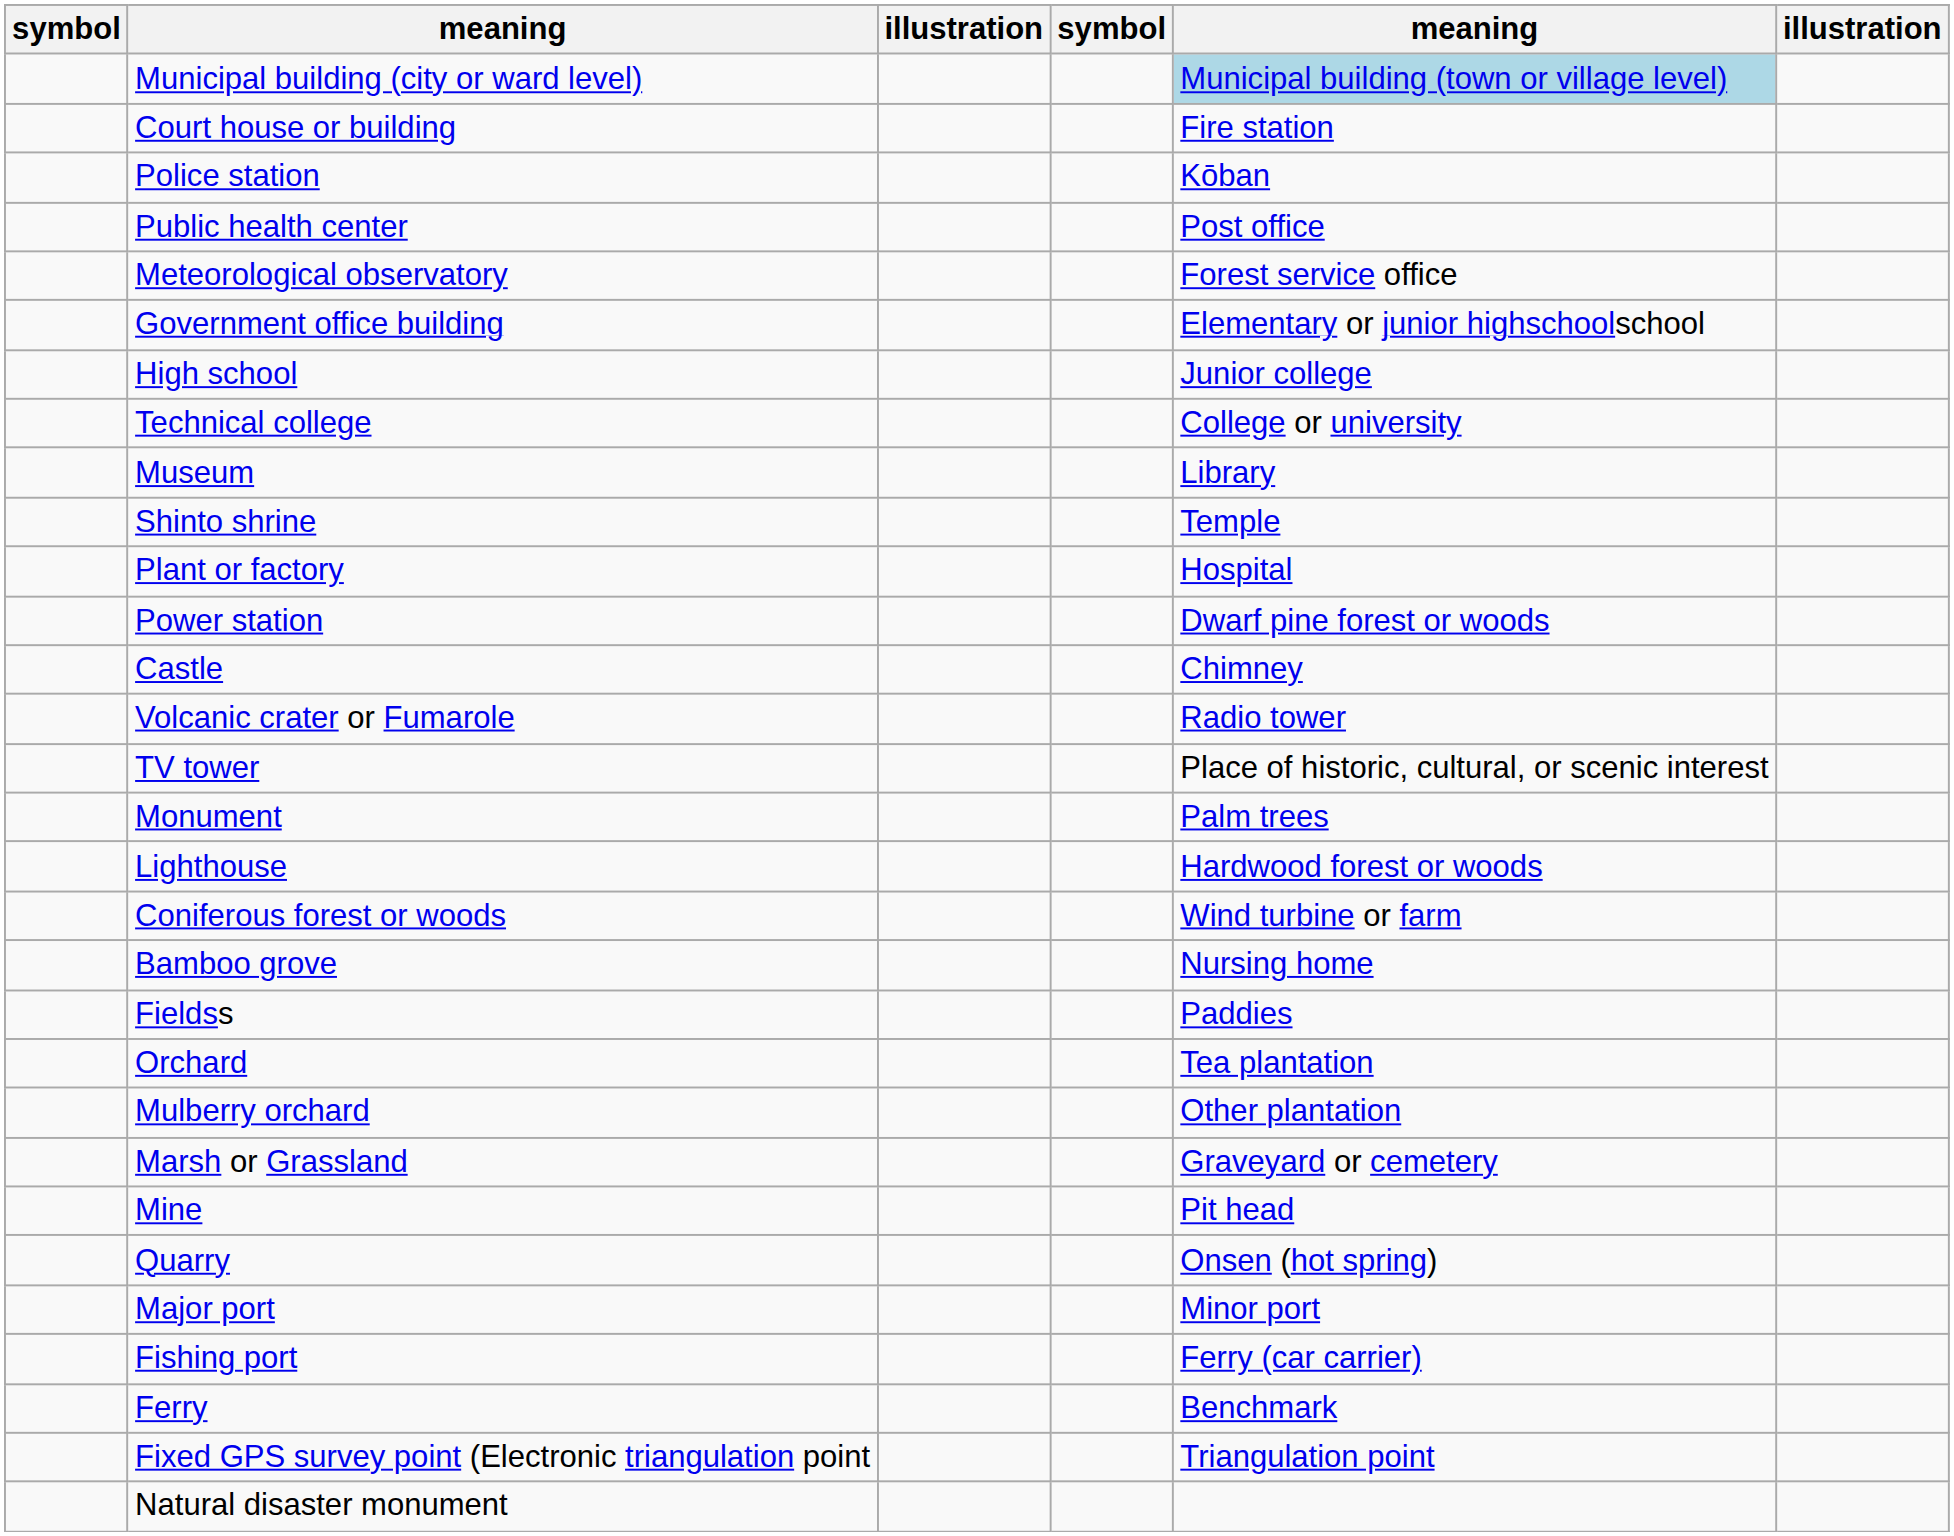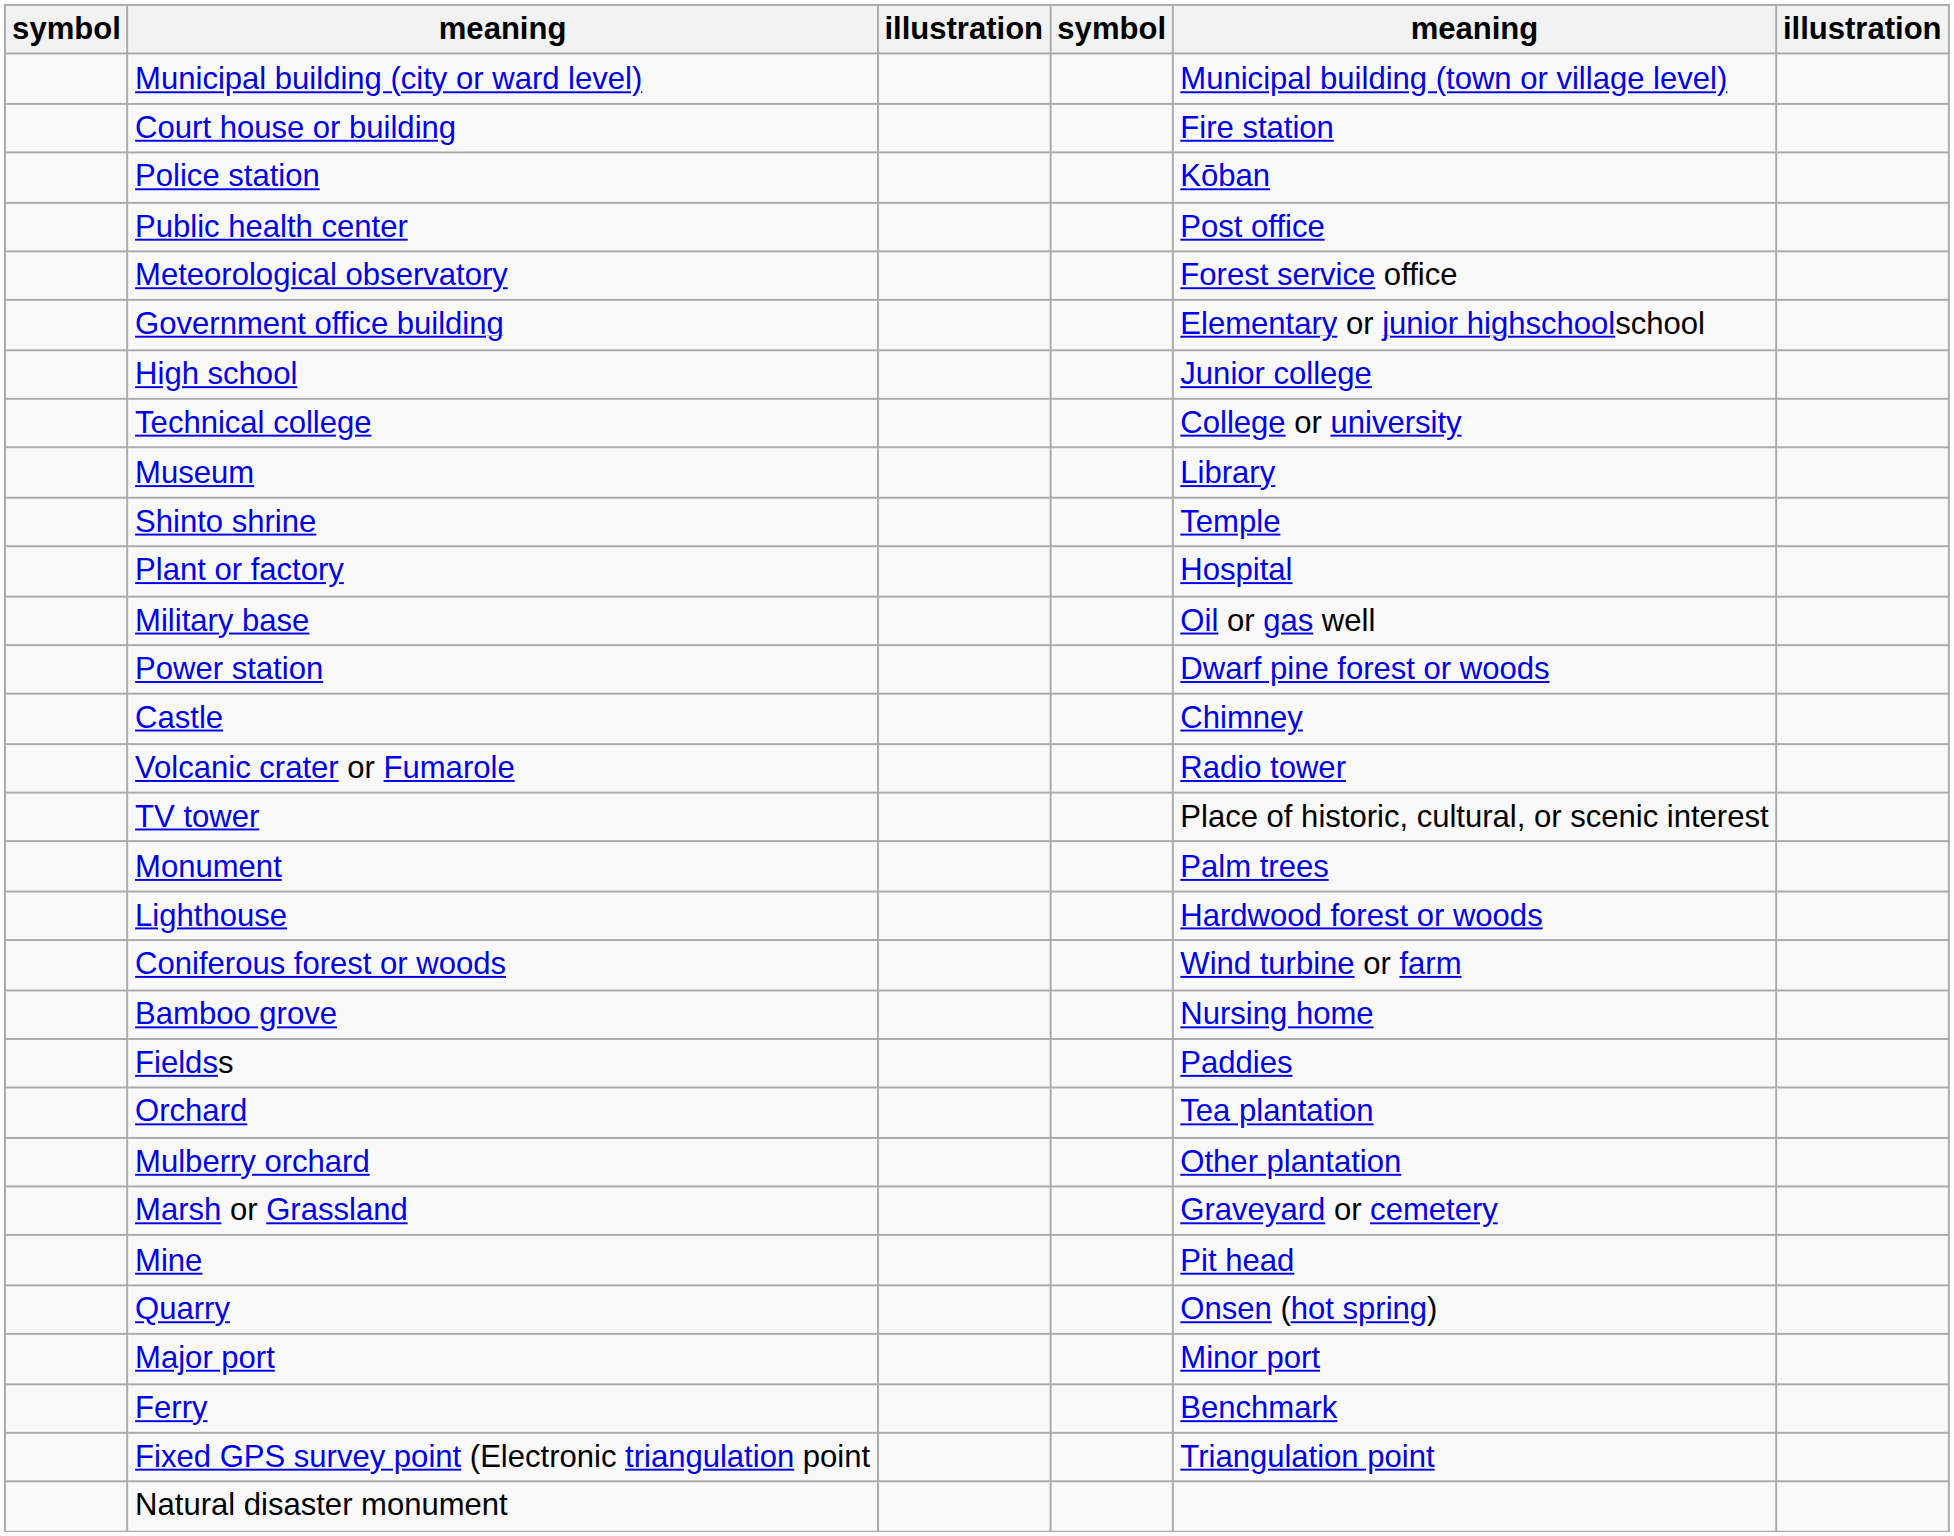(1454, 78) lightblue background -> (1454, 78) no background
+ row: (222, 619)
- row: (216, 1358)
